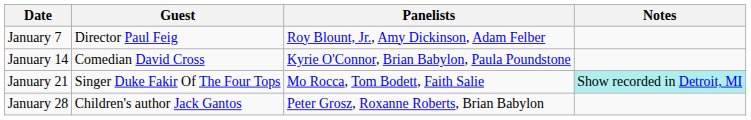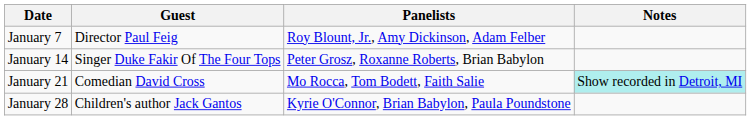(140, 59) Comedian David Cross -> (178, 59) Singer Duke Fakir Of The Four Tops
(429, 59) Kyrie O'Connor, Brian Babylon, Paula Poundstone -> (415, 59) Peter Grosz, Roxanne Roberts, Brian Babylon
(178, 81) Singer Duke Fakir Of The Four Tops -> (140, 81) Comedian David Cross
(415, 103) Peter Grosz, Roxanne Roberts, Brian Babylon -> (429, 103) Kyrie O'Connor, Brian Babylon, Paula Poundstone
